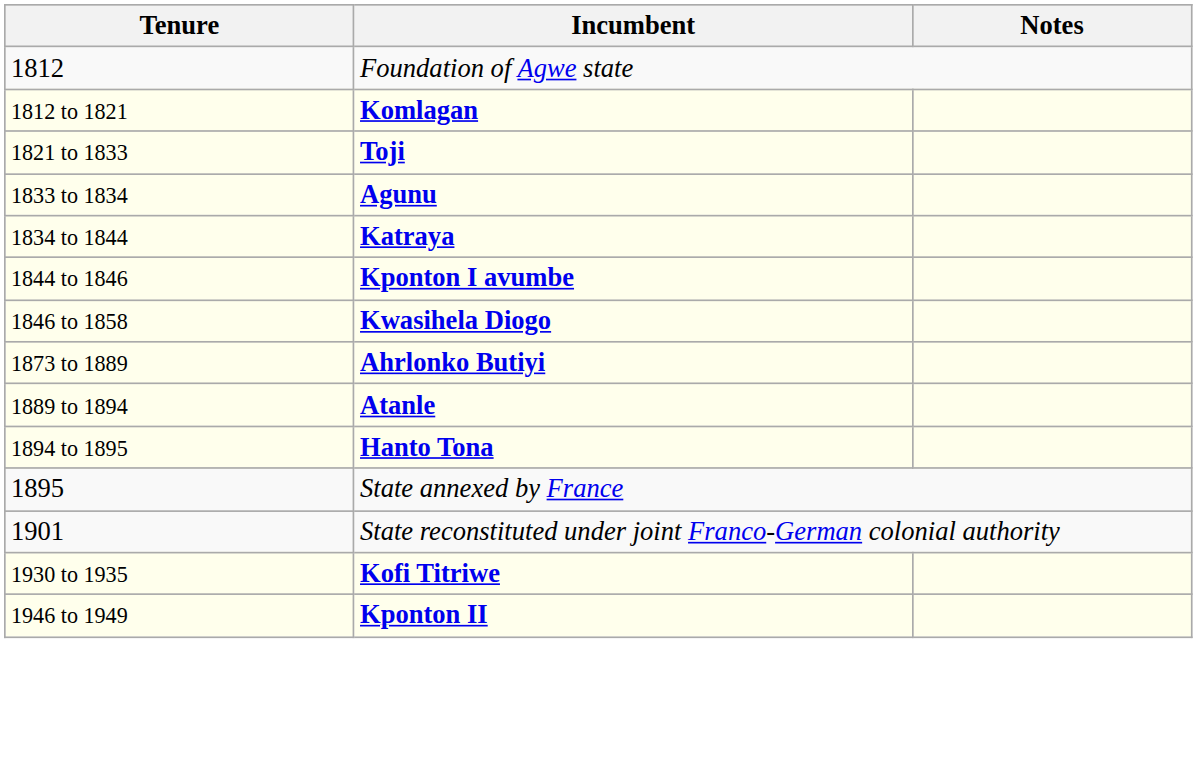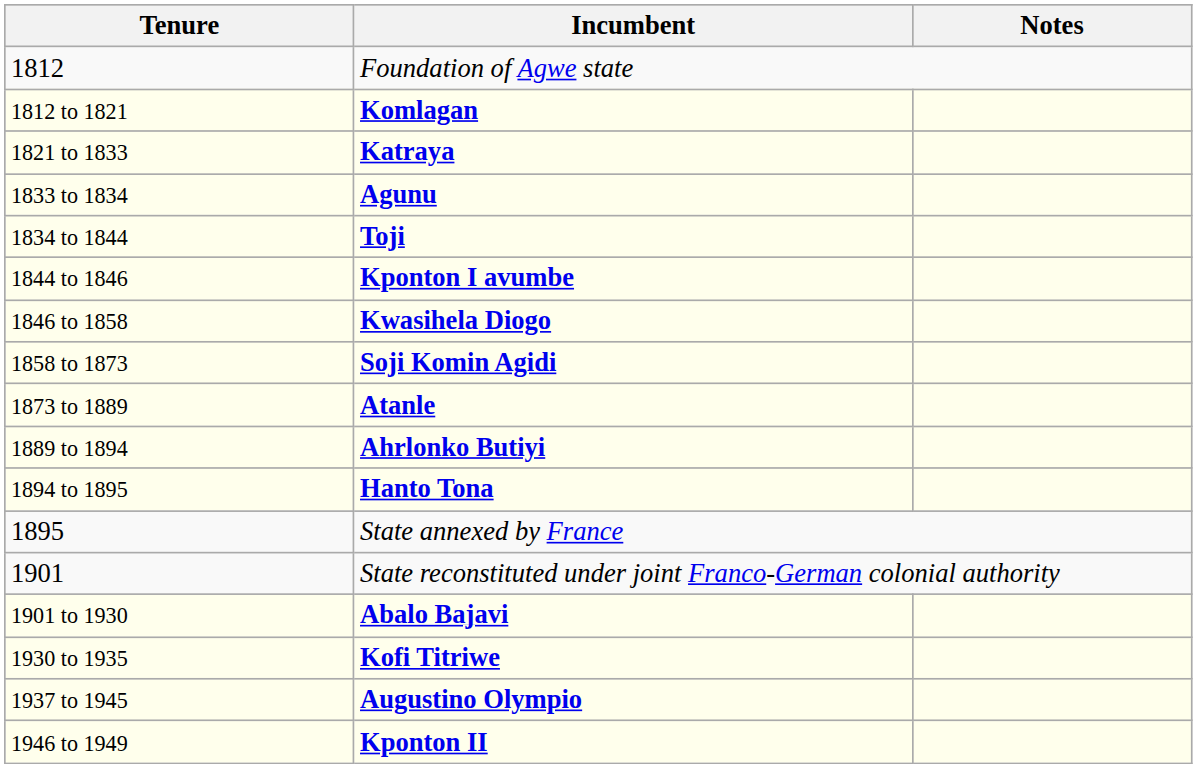(382, 151) Toji -> (407, 151) Katraya
(407, 236) Katraya -> (382, 236) Toji
+ row: (69, 364)
(453, 362) Ahrlonko Butiyi -> (398, 404) Atanle
(398, 404) Atanle -> (453, 446) Ahrlonko Butiyi
+ row: (69, 616)
+ row: (69, 701)
